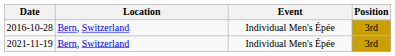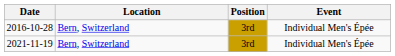columns swapped: (290, 12) <-> (371, 12)
